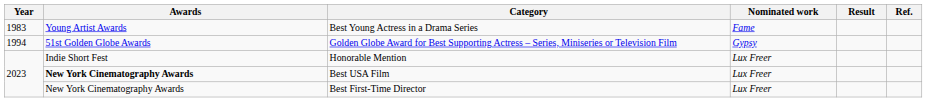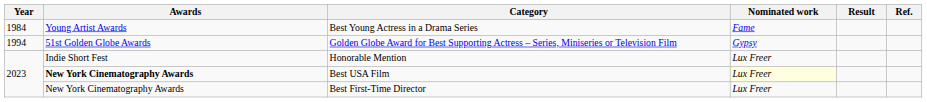(16, 27) 1983 -> (16, 27) 1984
(752, 74) no background -> (752, 74) lightyellow background
